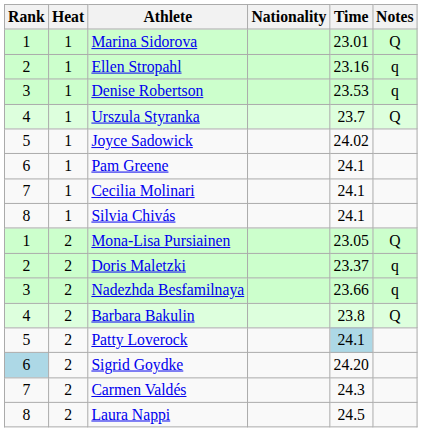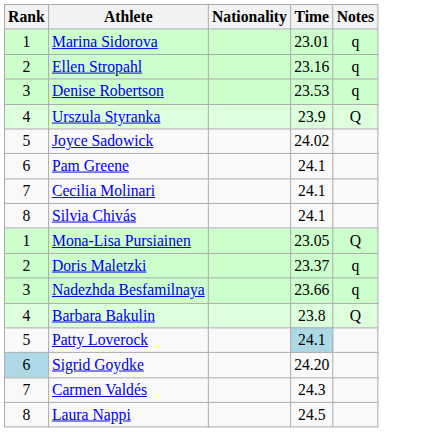- column: (68, 16)
(395, 41) Q -> (355, 41) q
(351, 116) 23.7 -> (312, 116) 23.9
